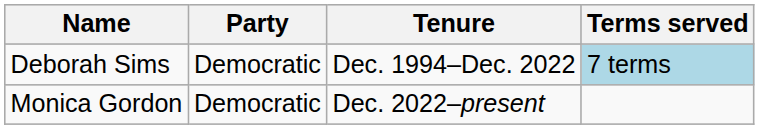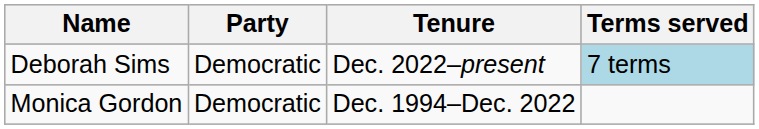(454, 64) Dec. 1994–Dec. 2022 -> (439, 64) Dec. 2022–present
(439, 104) Dec. 2022–present -> (454, 104) Dec. 1994–Dec. 2022
